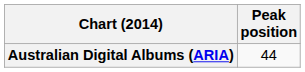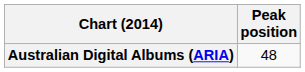(269, 55) 44 -> (269, 55) 48
